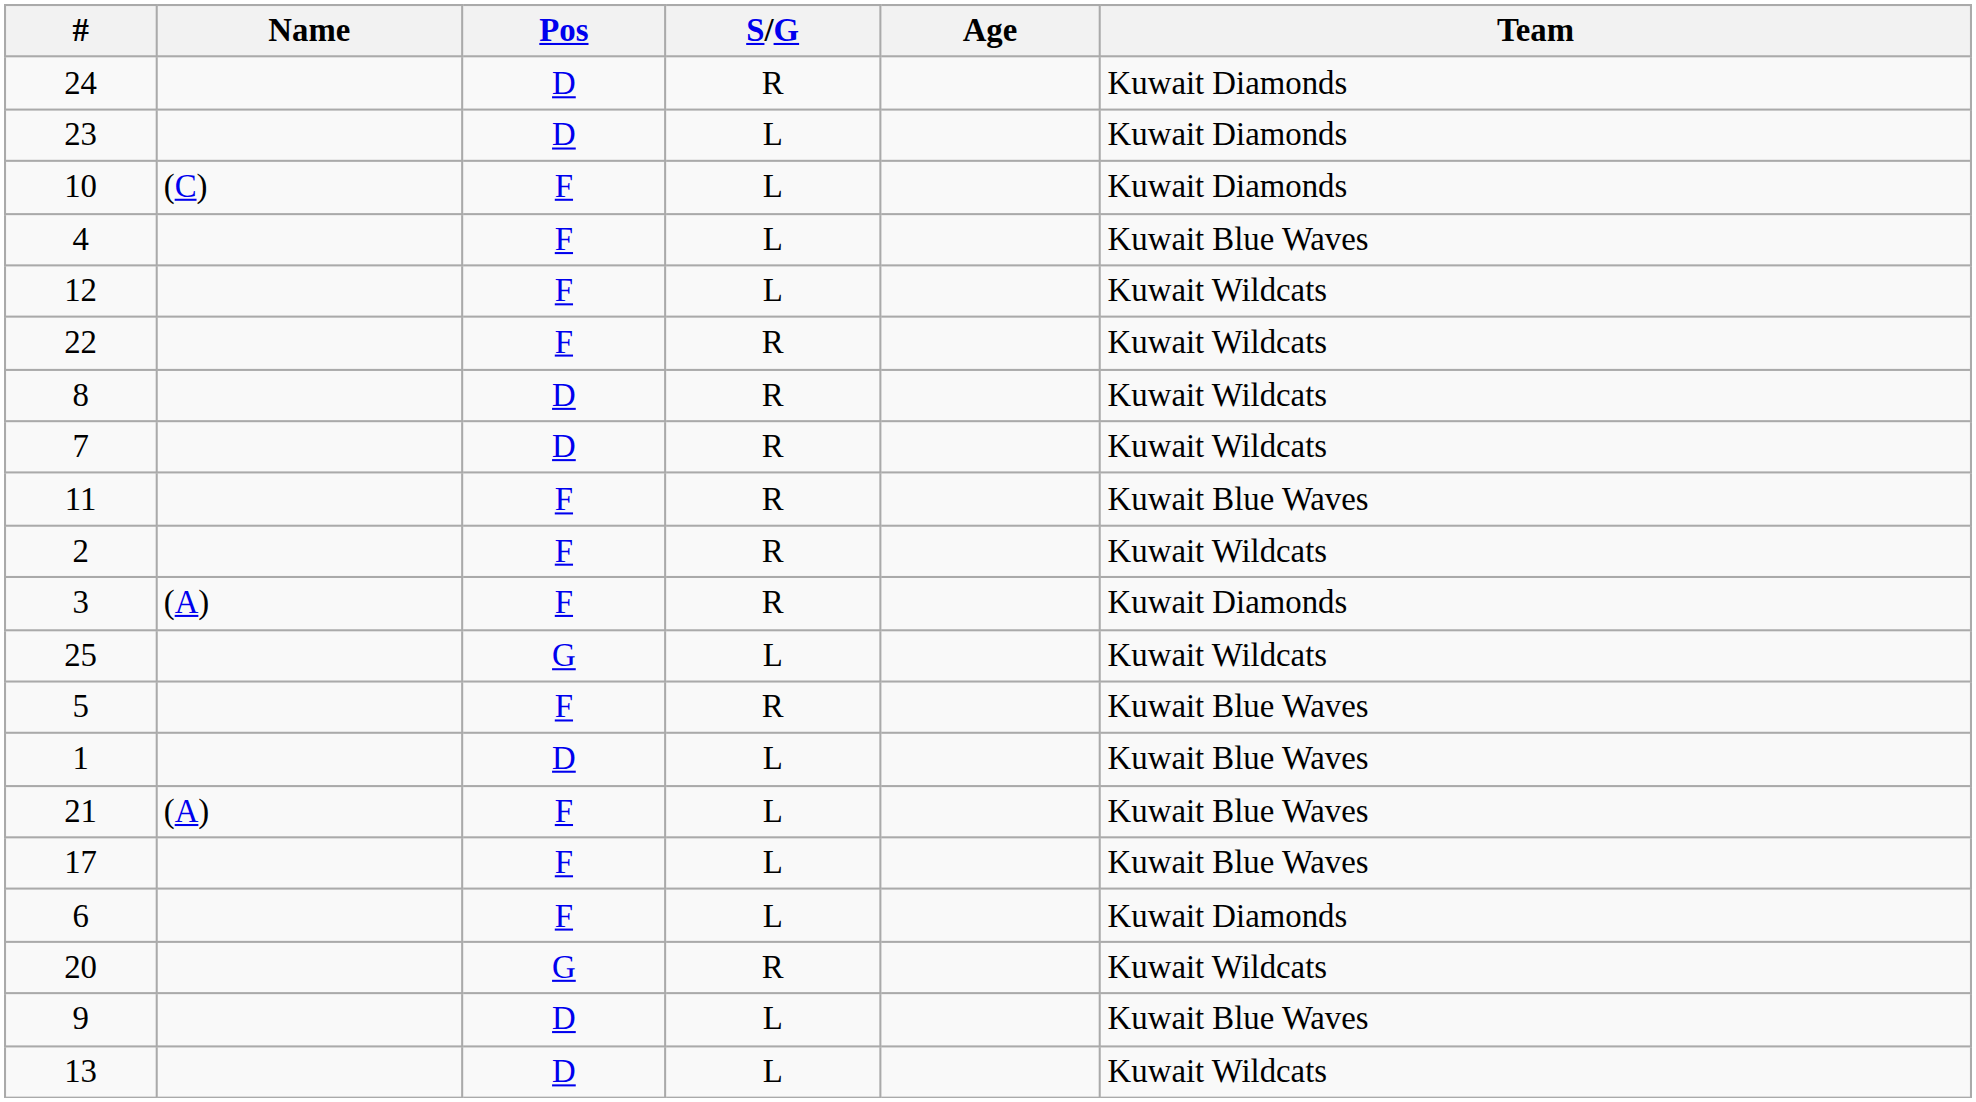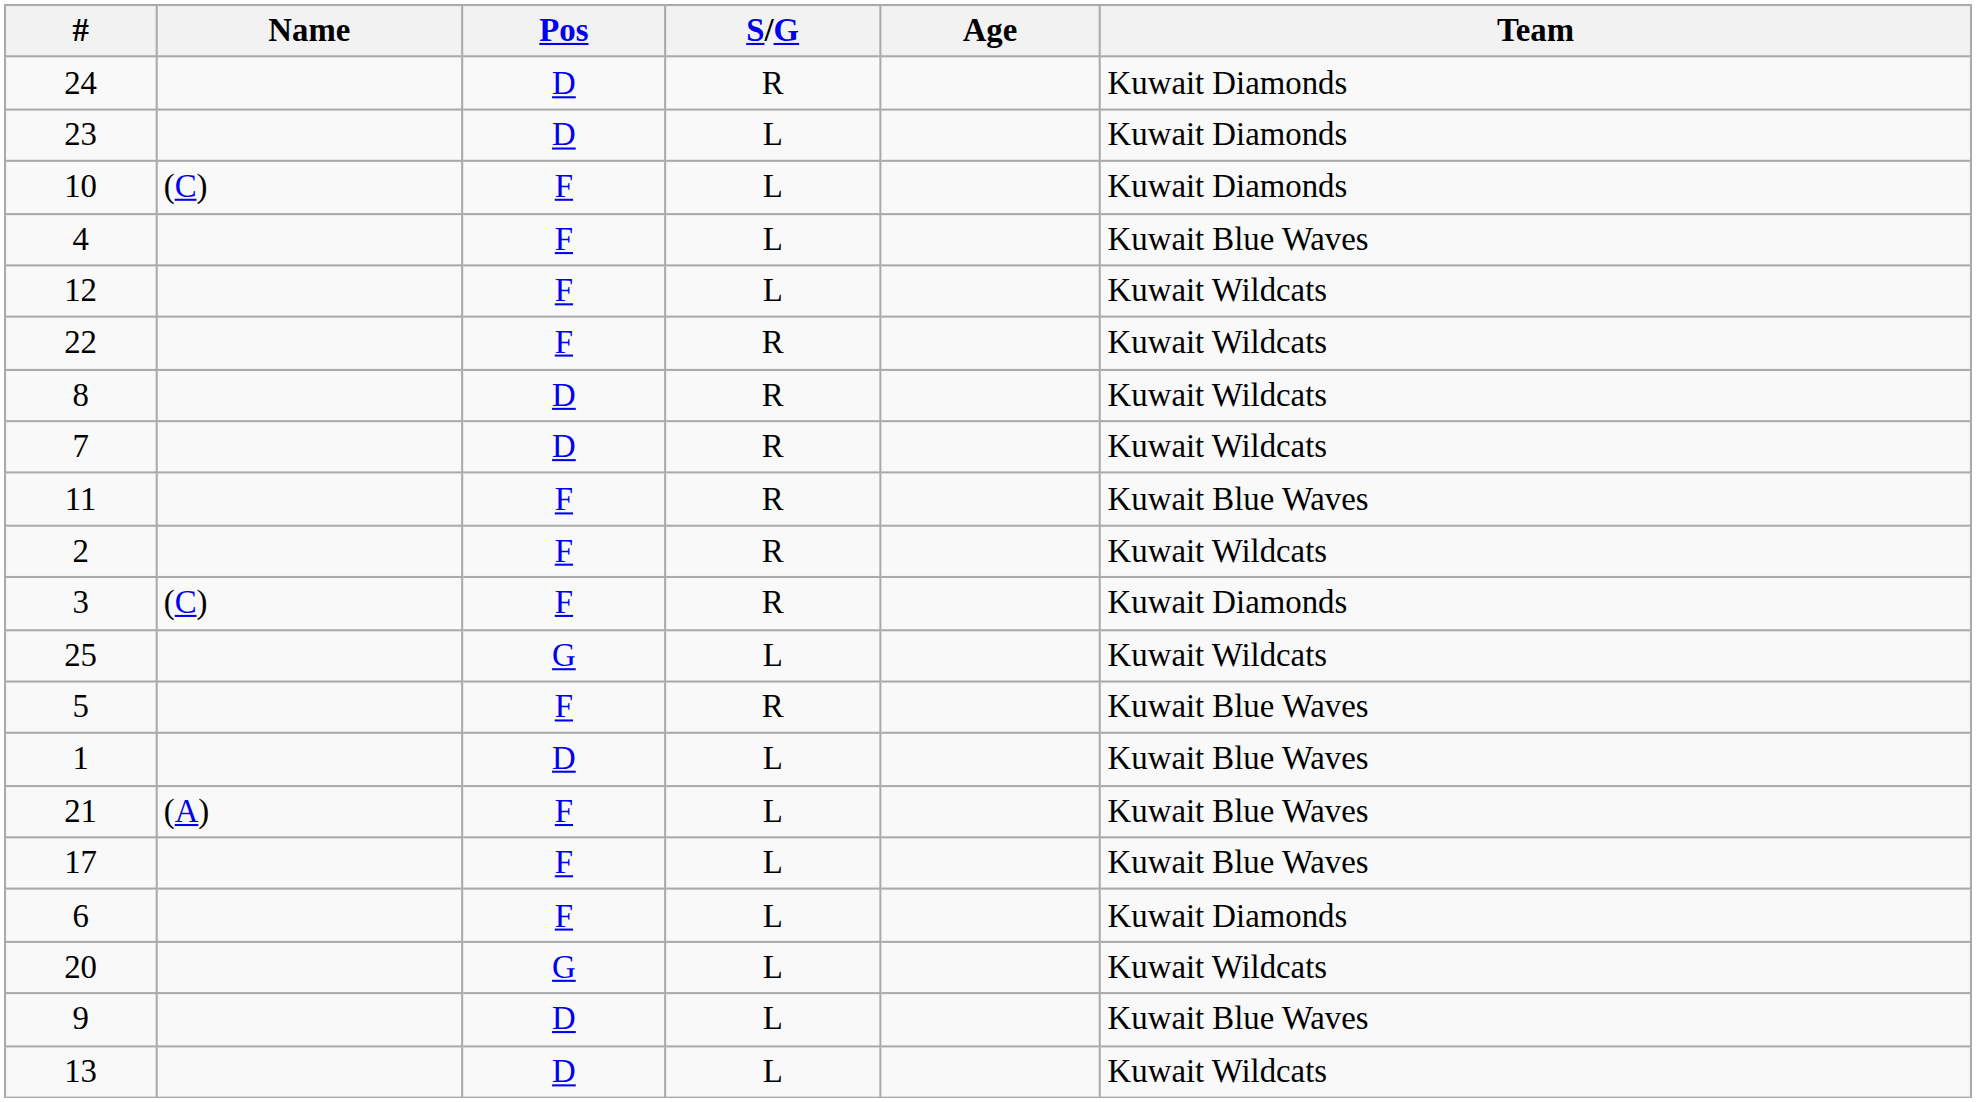(187, 602) (A) -> (186, 602) (C)
(773, 966) R -> (773, 966) L
